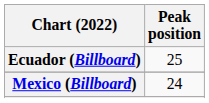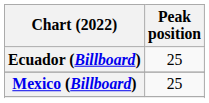(174, 84) 24 -> (174, 84) 25
